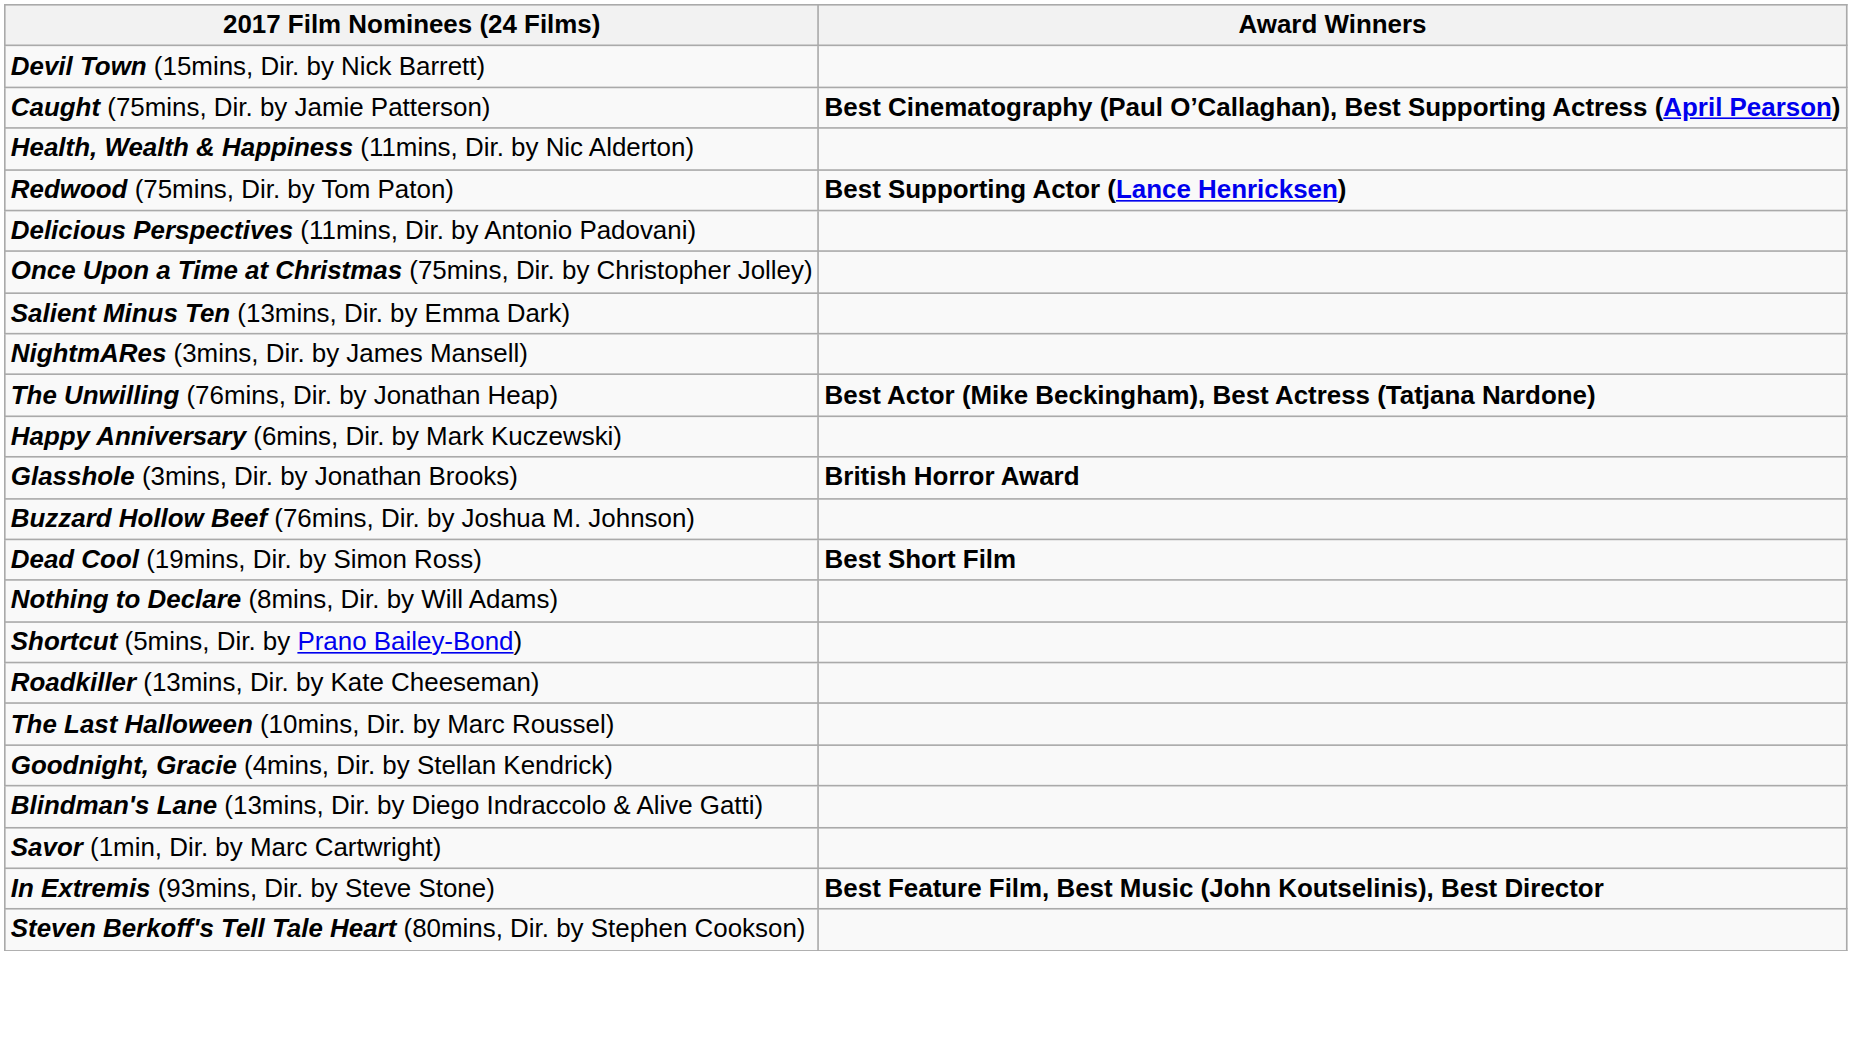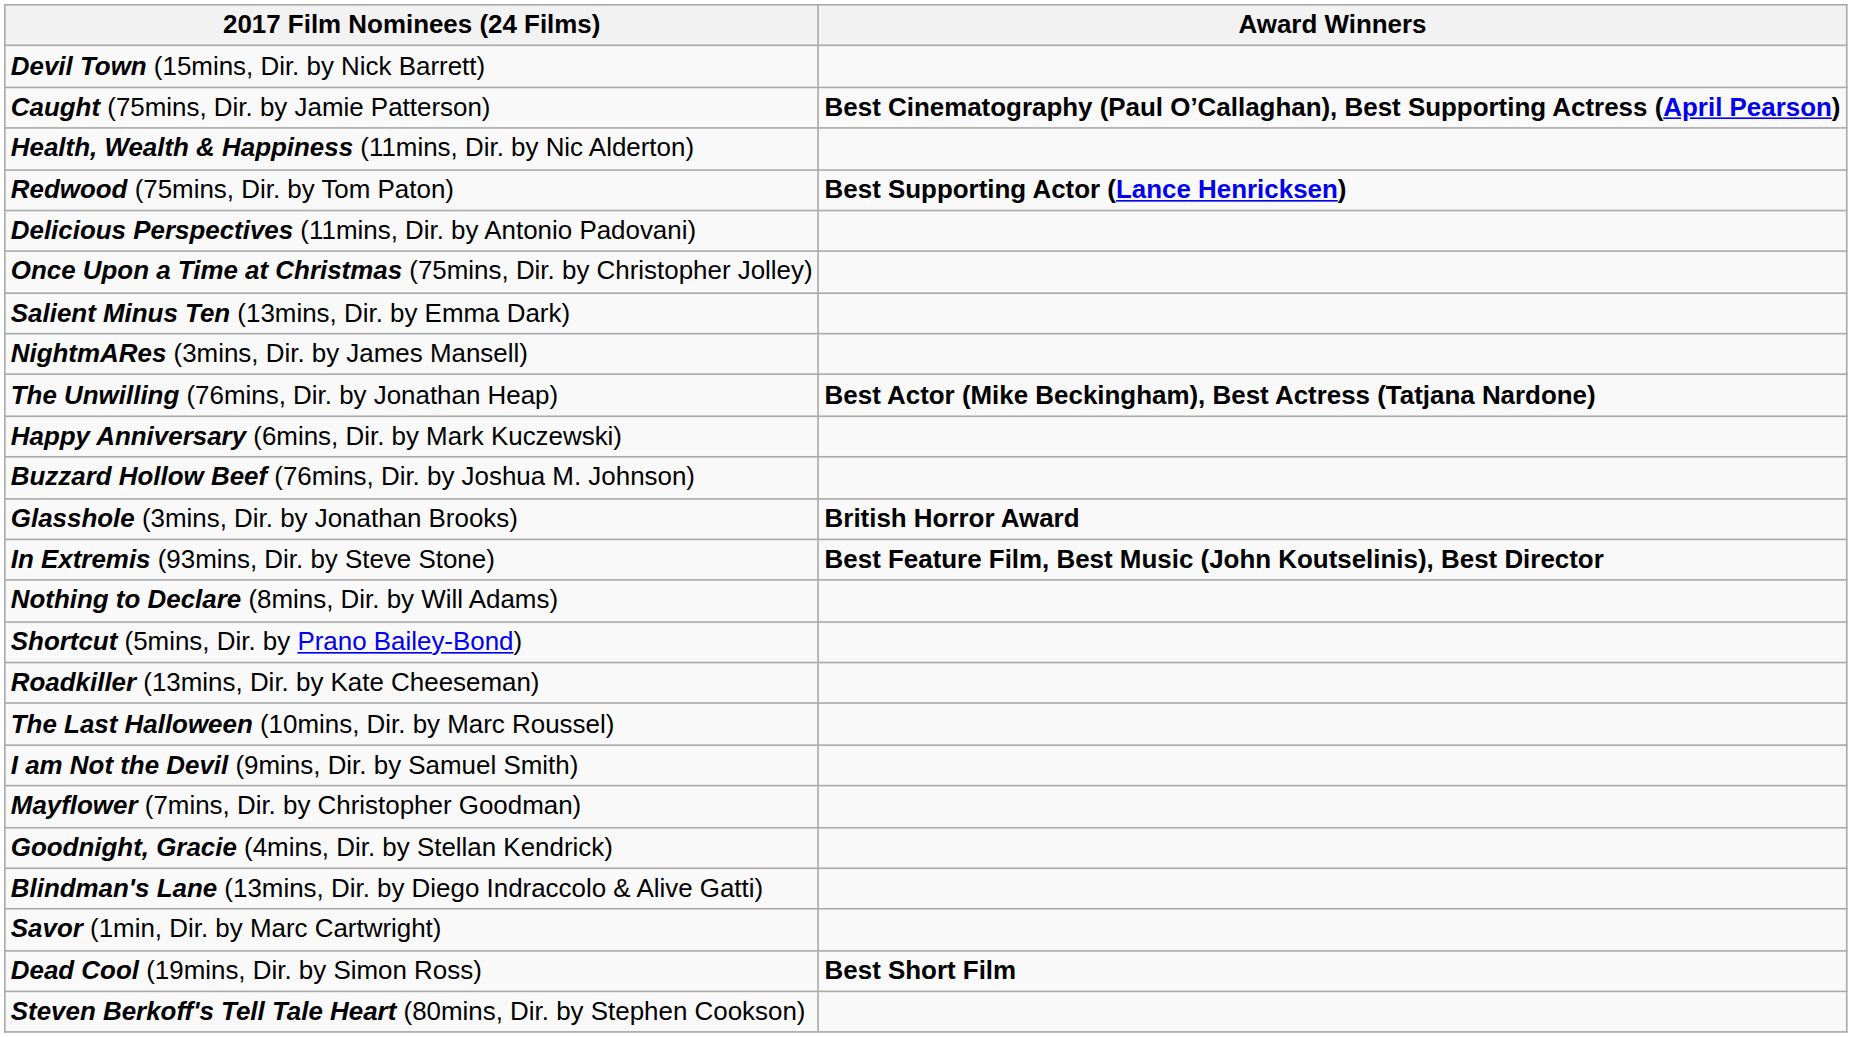rows swapped: (264, 477) <-> (353, 518)
rows swapped: (246, 559) <-> (253, 888)
+ row: (295, 764)
+ row: (296, 806)
